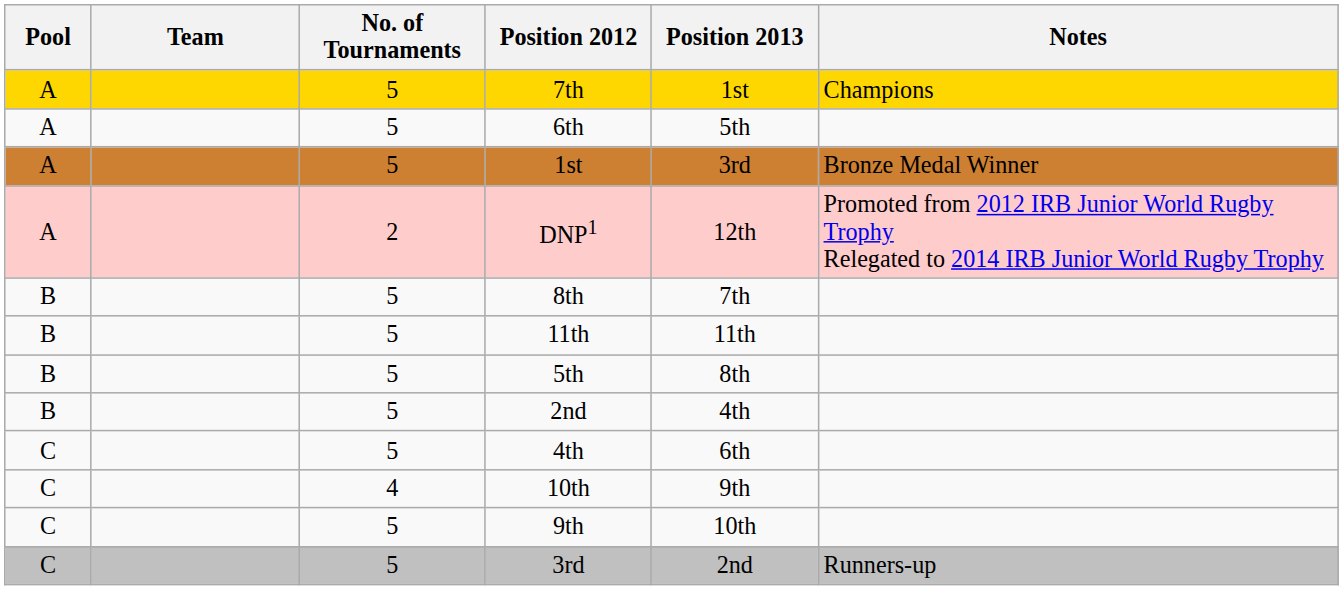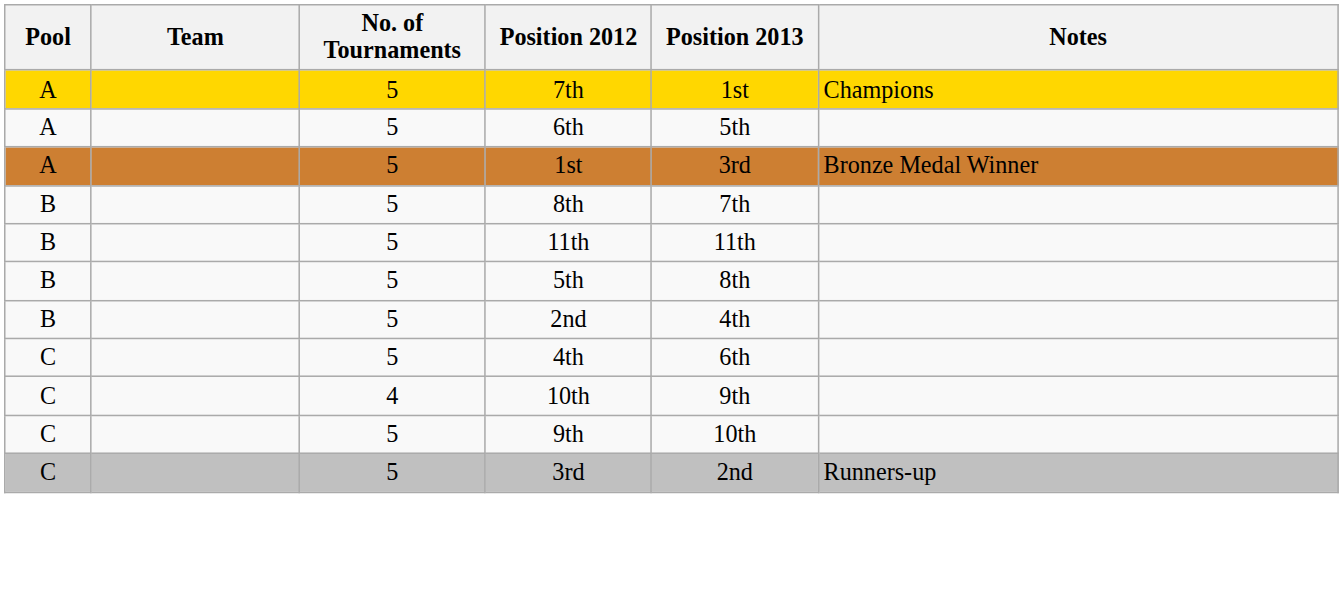- row: (568, 231)
